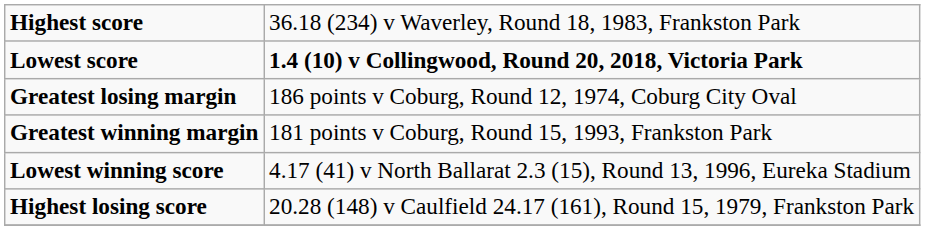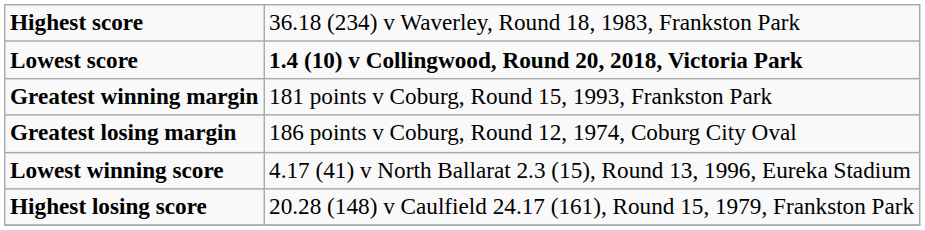rows swapped: (134, 133) <-> (123, 96)
